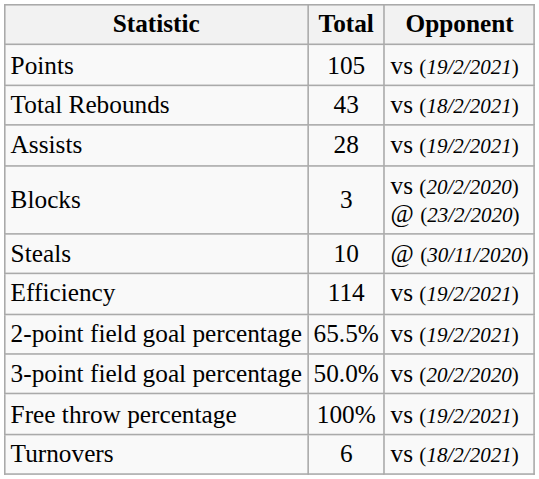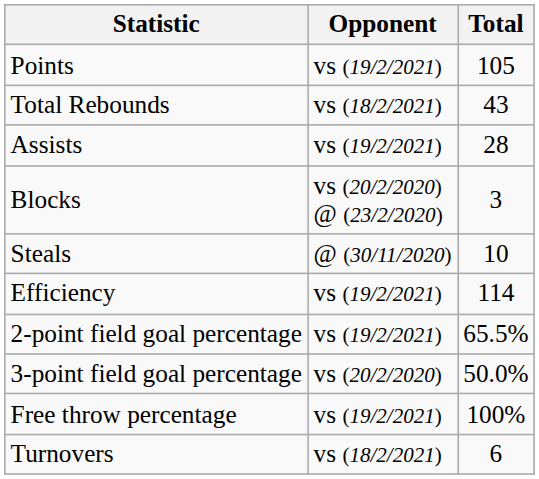columns swapped: (346, 24) <-> (460, 24)
